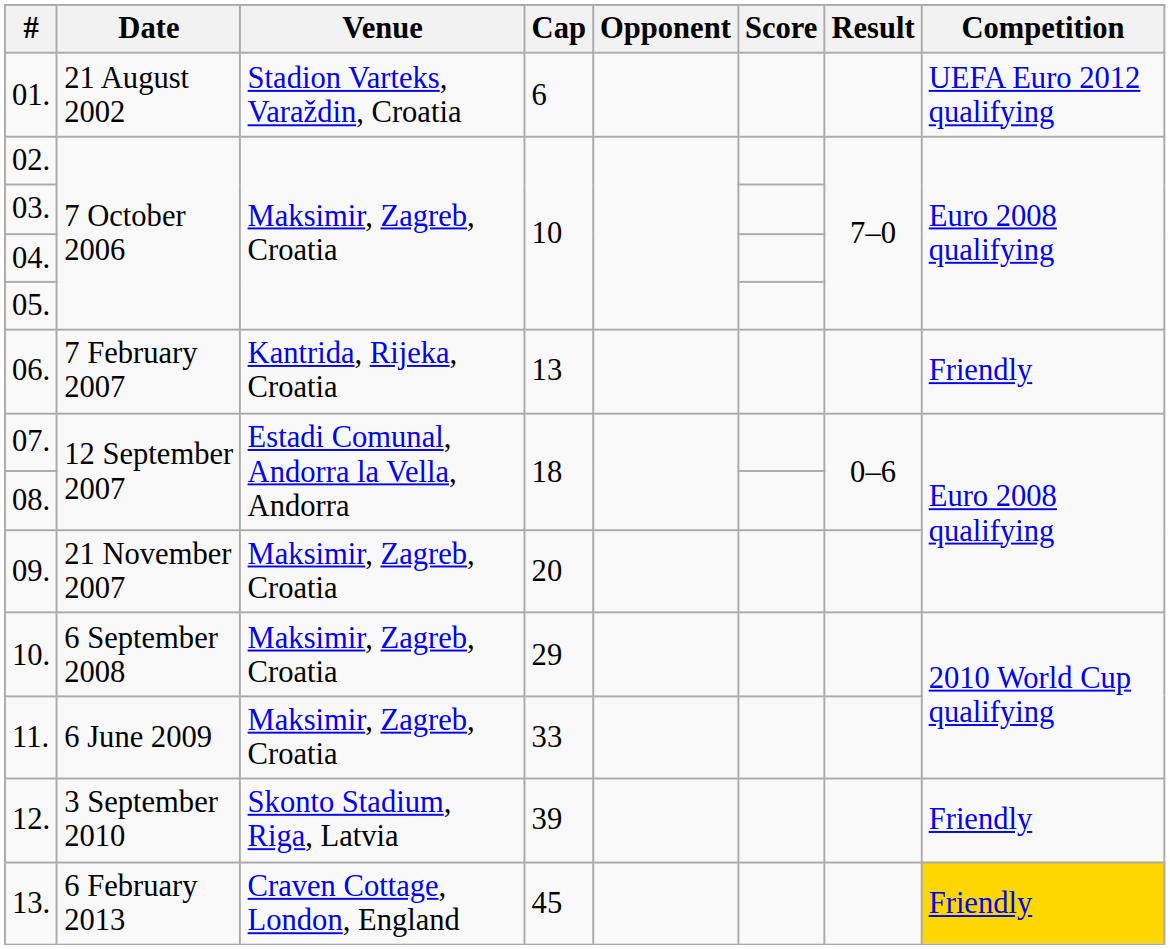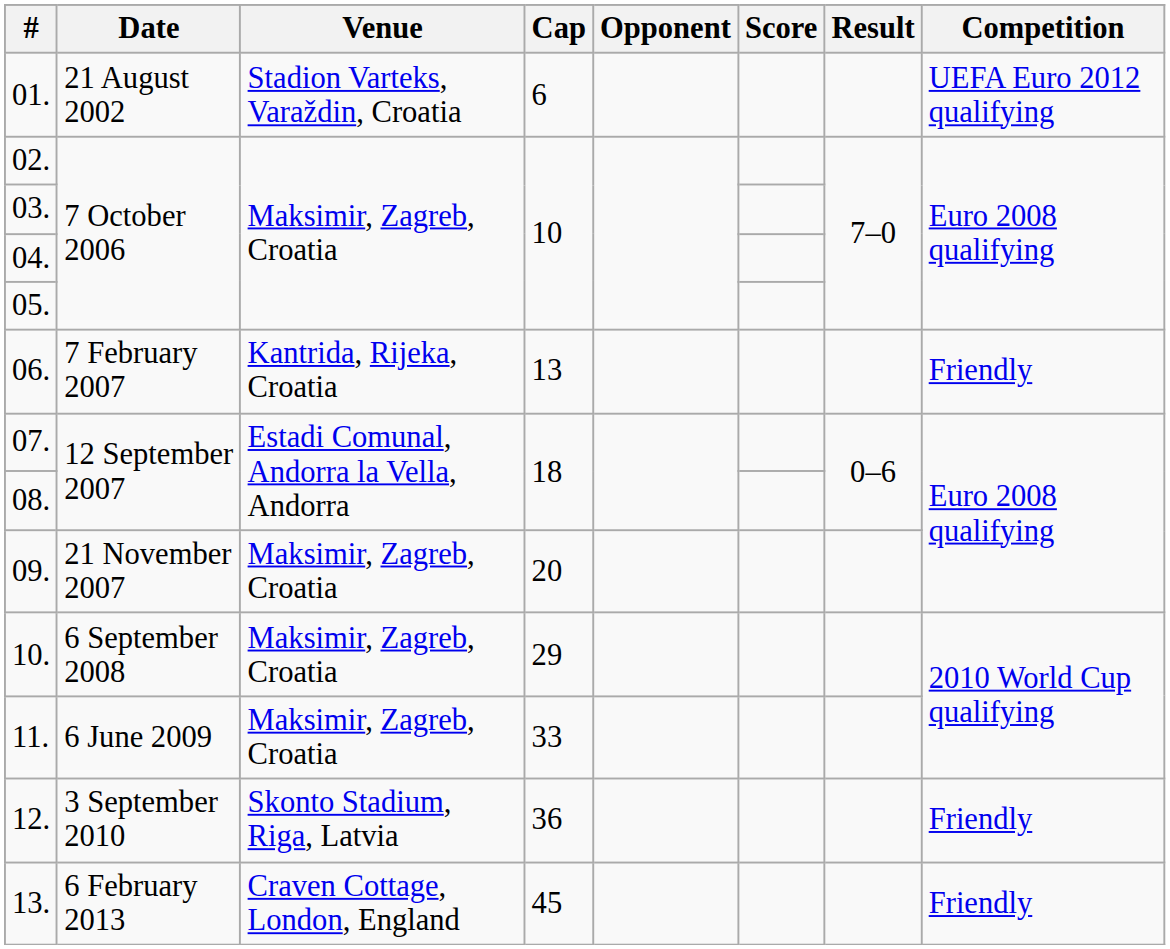(547, 819) 39 -> (547, 819) 36
(980, 902) gold background -> (980, 902) no background
